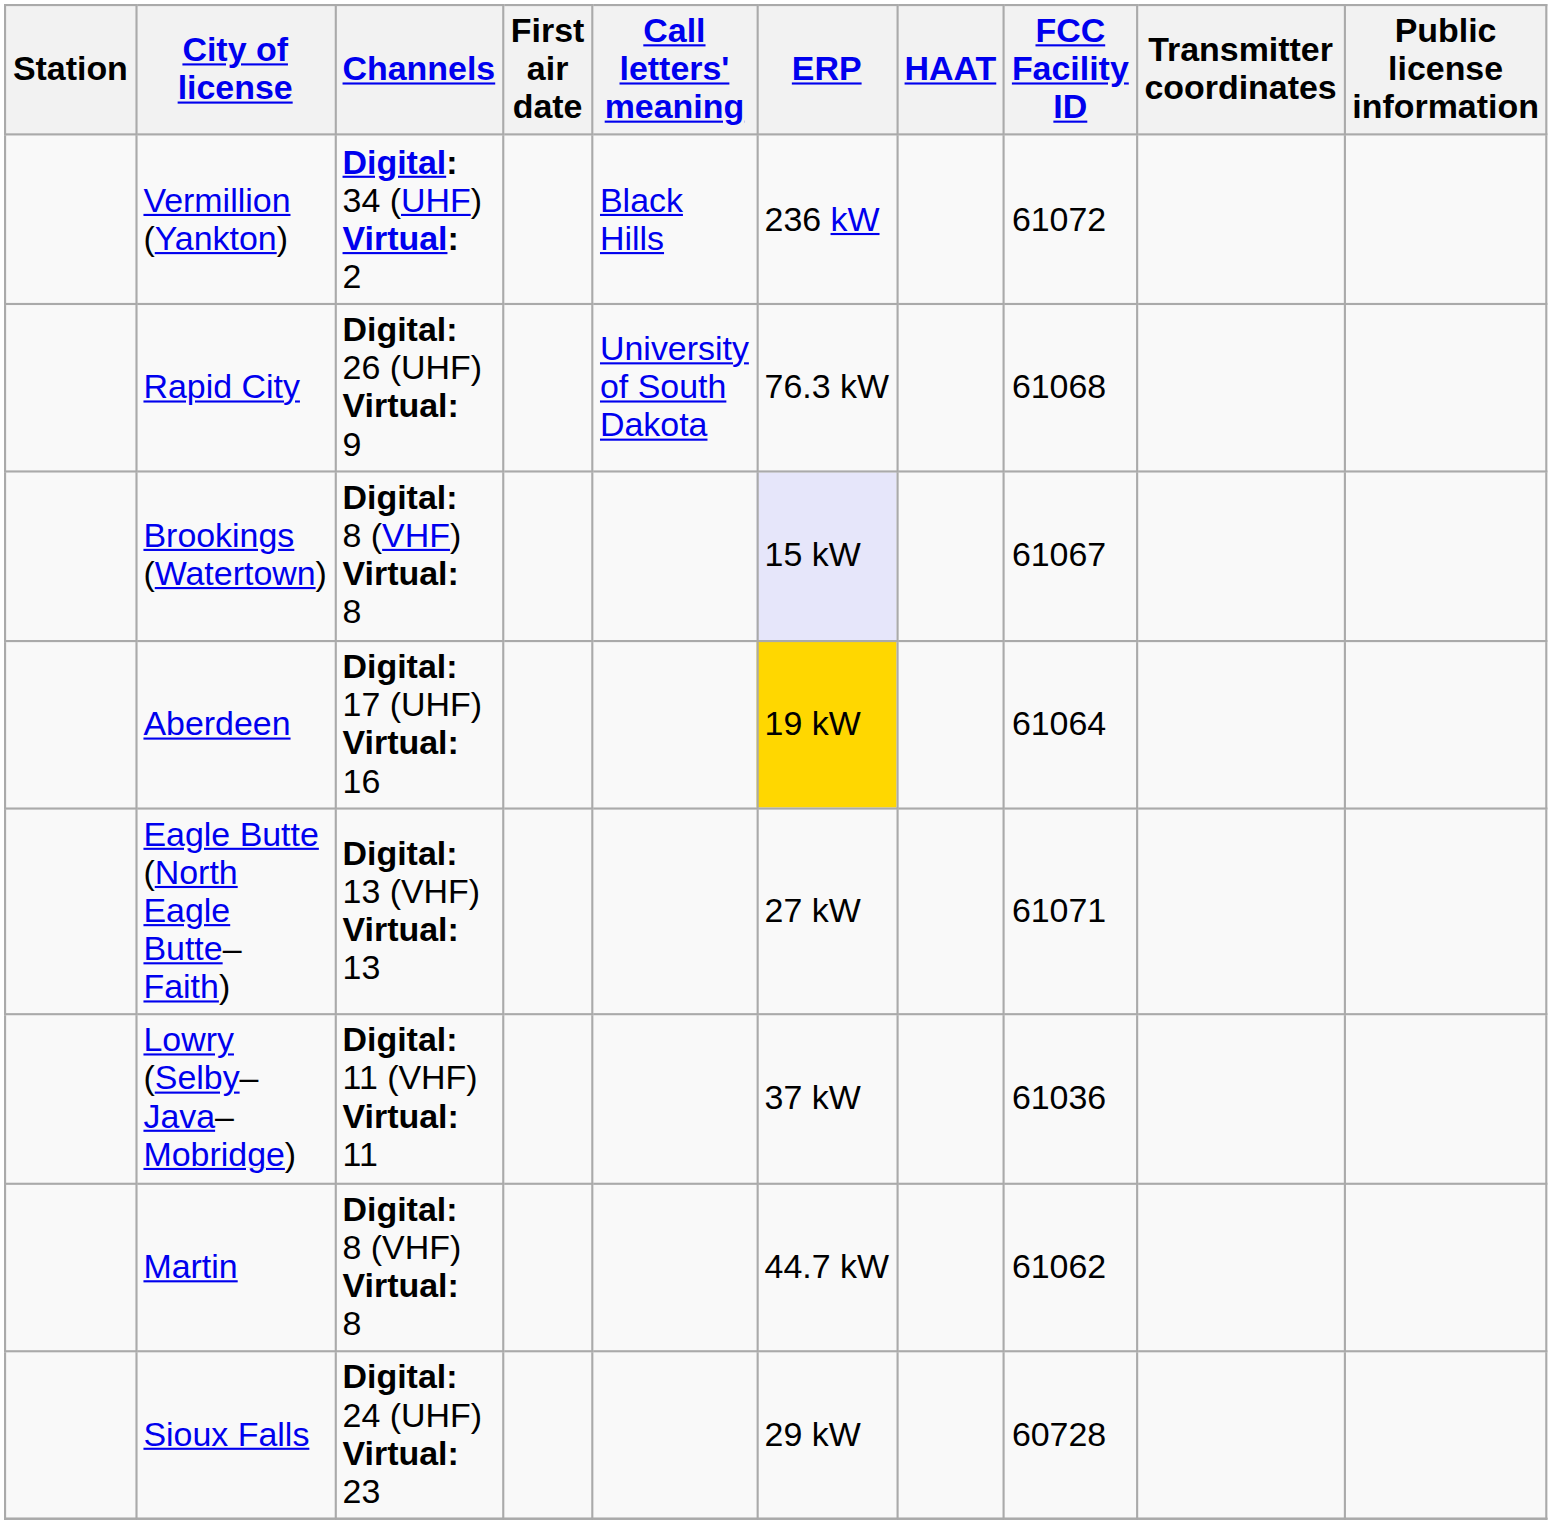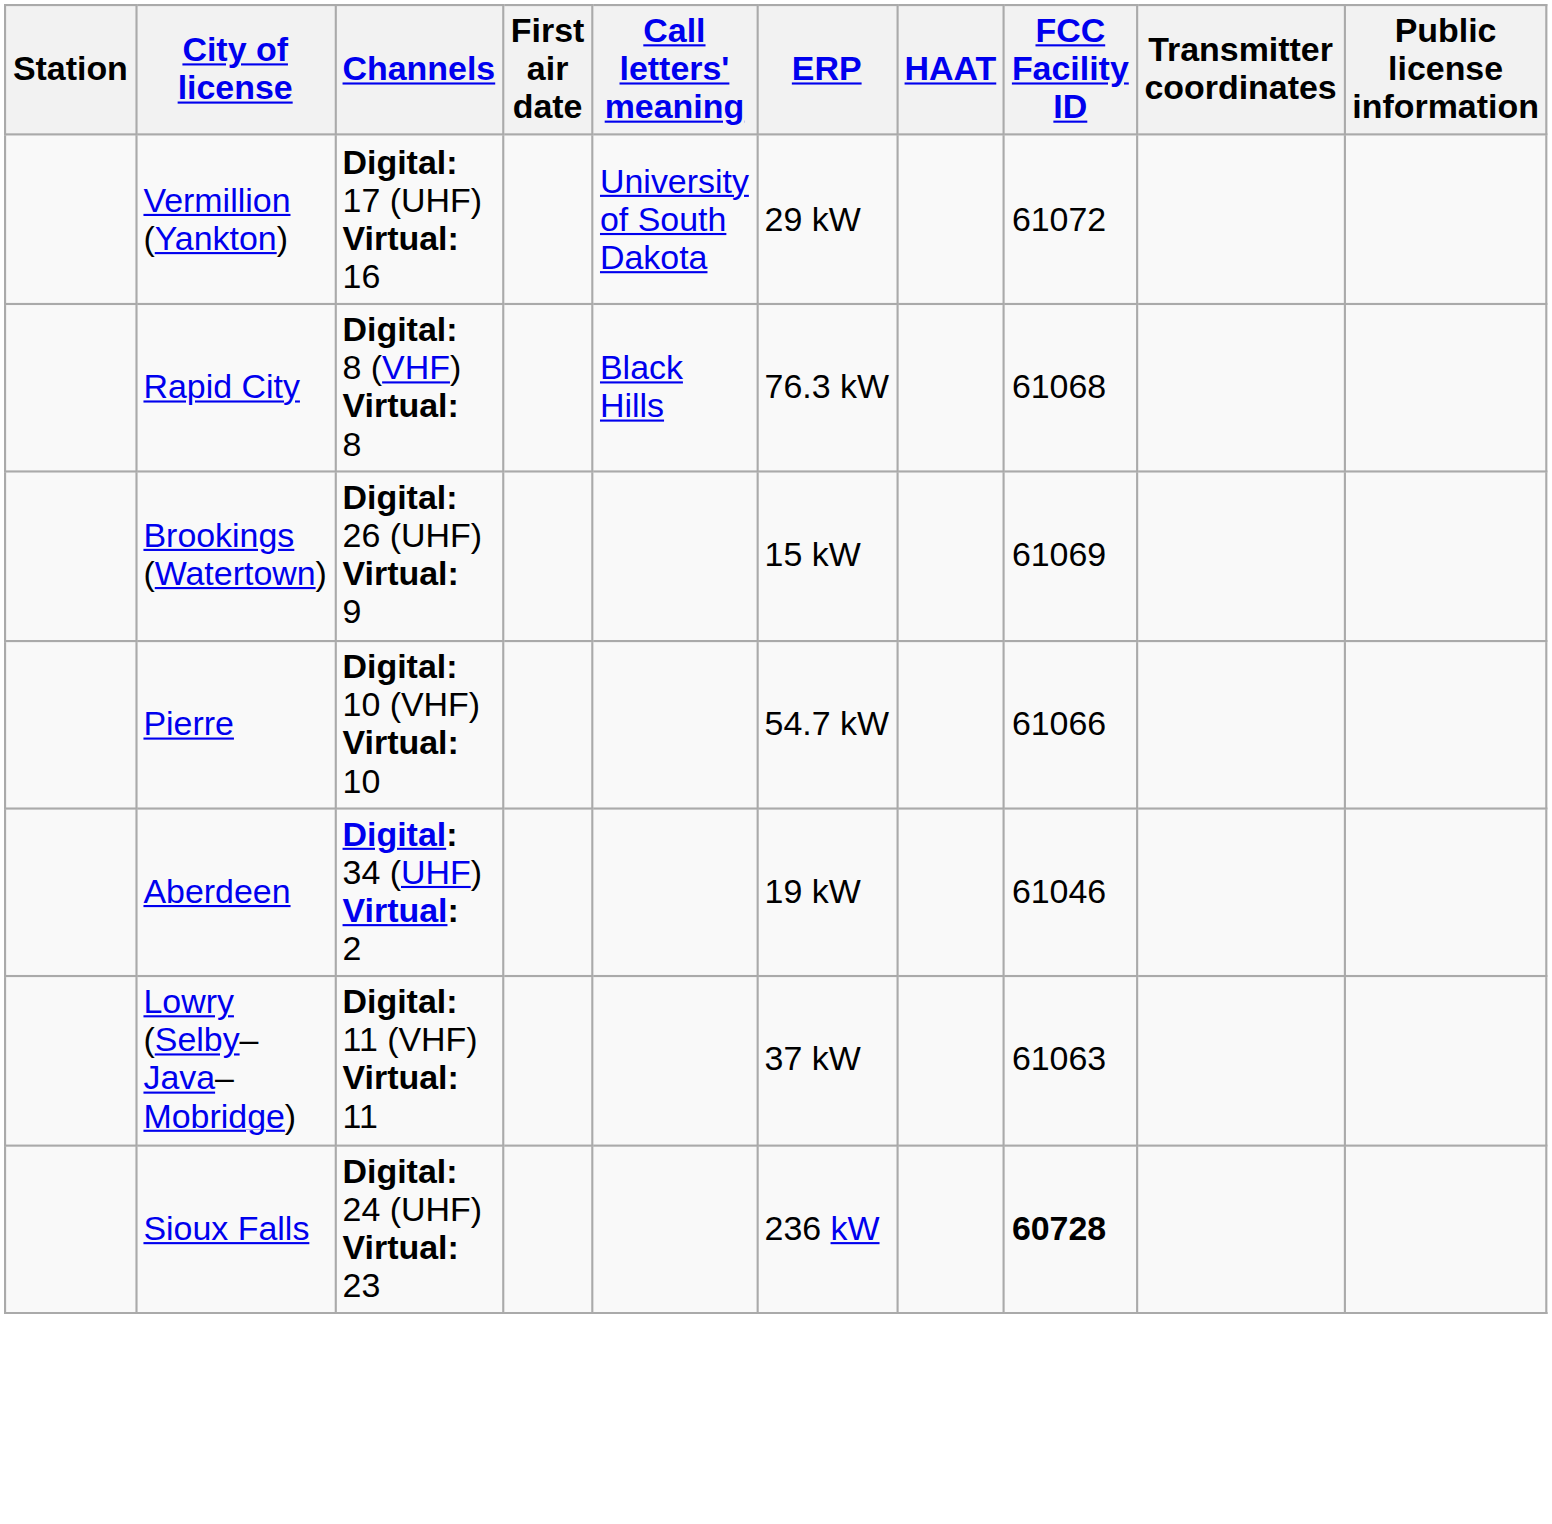(412, 218) Digital: 34 (UHF) Virtual: 2 -> (412, 218) Digital: 17 (UHF) Virtual: 16
(641, 218) Black Hills -> (674, 218) University of South Dakota
(822, 218) 236 kW -> (813, 218) 29 kW
(412, 387) Digital: 26 (UHF) Virtual: 9 -> (402, 387) Digital: 8 (VHF) Virtual: 8
(674, 387) University of South Dakota -> (641, 387) Black Hills
(402, 555) Digital: 8 (VHF) Virtual: 8 -> (412, 555) Digital: 26 (UHF) Virtual: 9
(813, 555) lavender background -> (813, 555) no background
(1059, 555) 61067 -> (1059, 555) 61069
+ row: (189, 723)
(412, 723) Digital: 17 (UHF) Virtual: 16 -> (412, 891) Digital: 34 (UHF) Virtual: 2
(813, 723) gold background -> (813, 891) no background
(1059, 723) 61064 -> (1059, 891) 61046
- row: (231, 910)
(1059, 1098) 61036 -> (1059, 1060) 61063
- row: (191, 1266)
(813, 1434) 29 kW -> (822, 1228) 236 kW
(1059, 1434) normal -> (1059, 1228) bold
